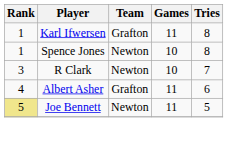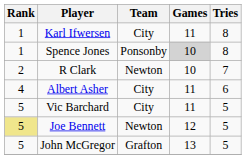(130, 32) Grafton -> (144, 32) City
(130, 51) Newton -> (144, 51) Ponsonby
(171, 51) no background -> (190, 51) lightgrey background
(21, 70) 3 -> (21, 70) 2
(130, 88) Grafton -> (144, 88) City
+ row: (78, 107)
(171, 107) 11 -> (190, 126) 12
+ row: (78, 145)
